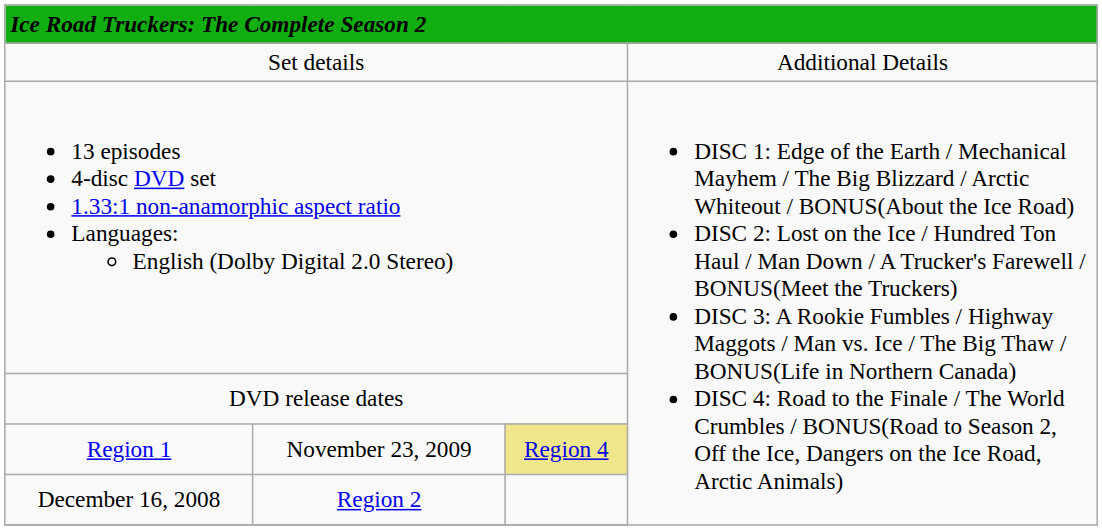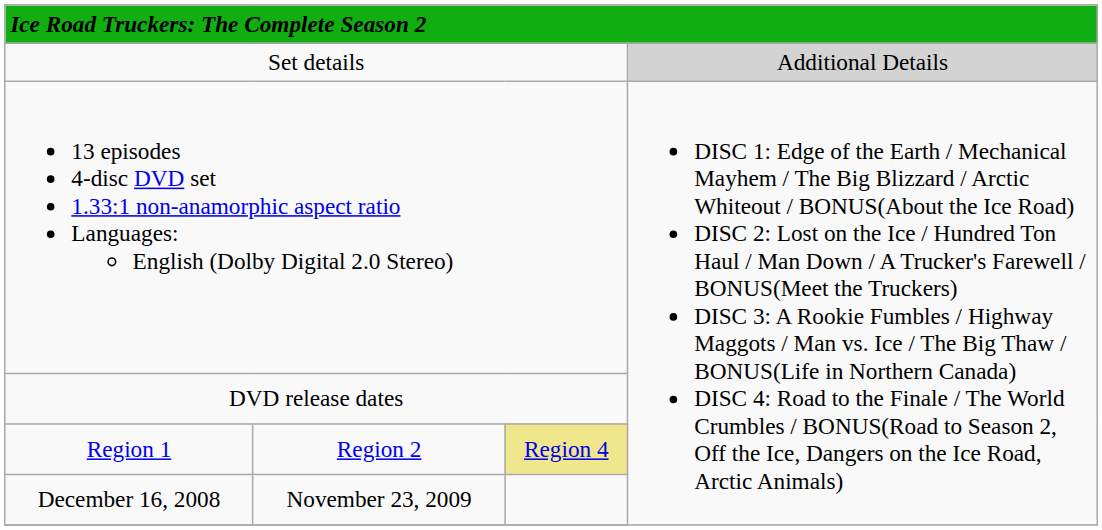(862, 62) no background -> (862, 62) lightgrey background
(379, 448) November 23, 2009 -> (379, 448) Region 2
(379, 499) Region 2 -> (379, 499) November 23, 2009
